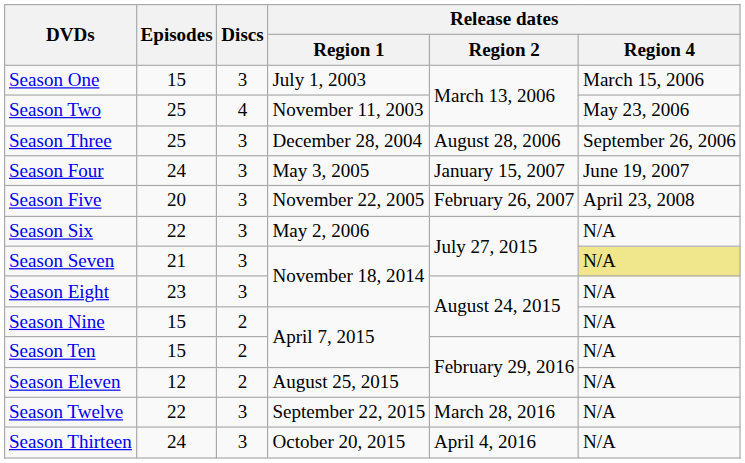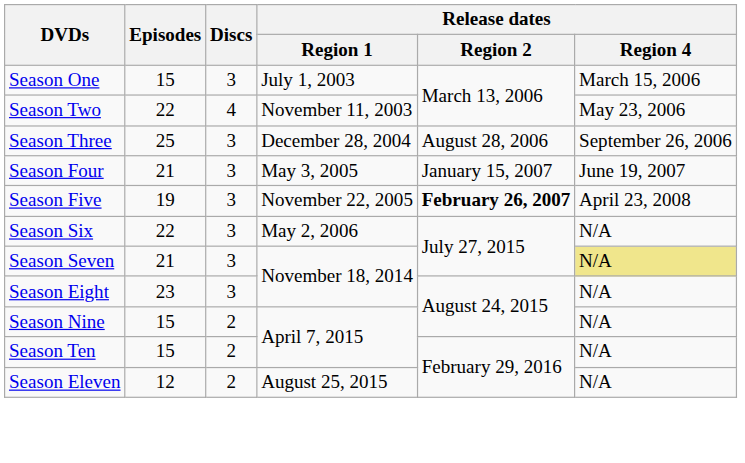(177, 110) 25 -> (165, 110) 22
(177, 170) 24 -> (165, 170) 21
(177, 200) 20 -> (165, 200) 19
(504, 200) normal -> (496, 200) bold
- row: (66, 412)
- row: (70, 442)
